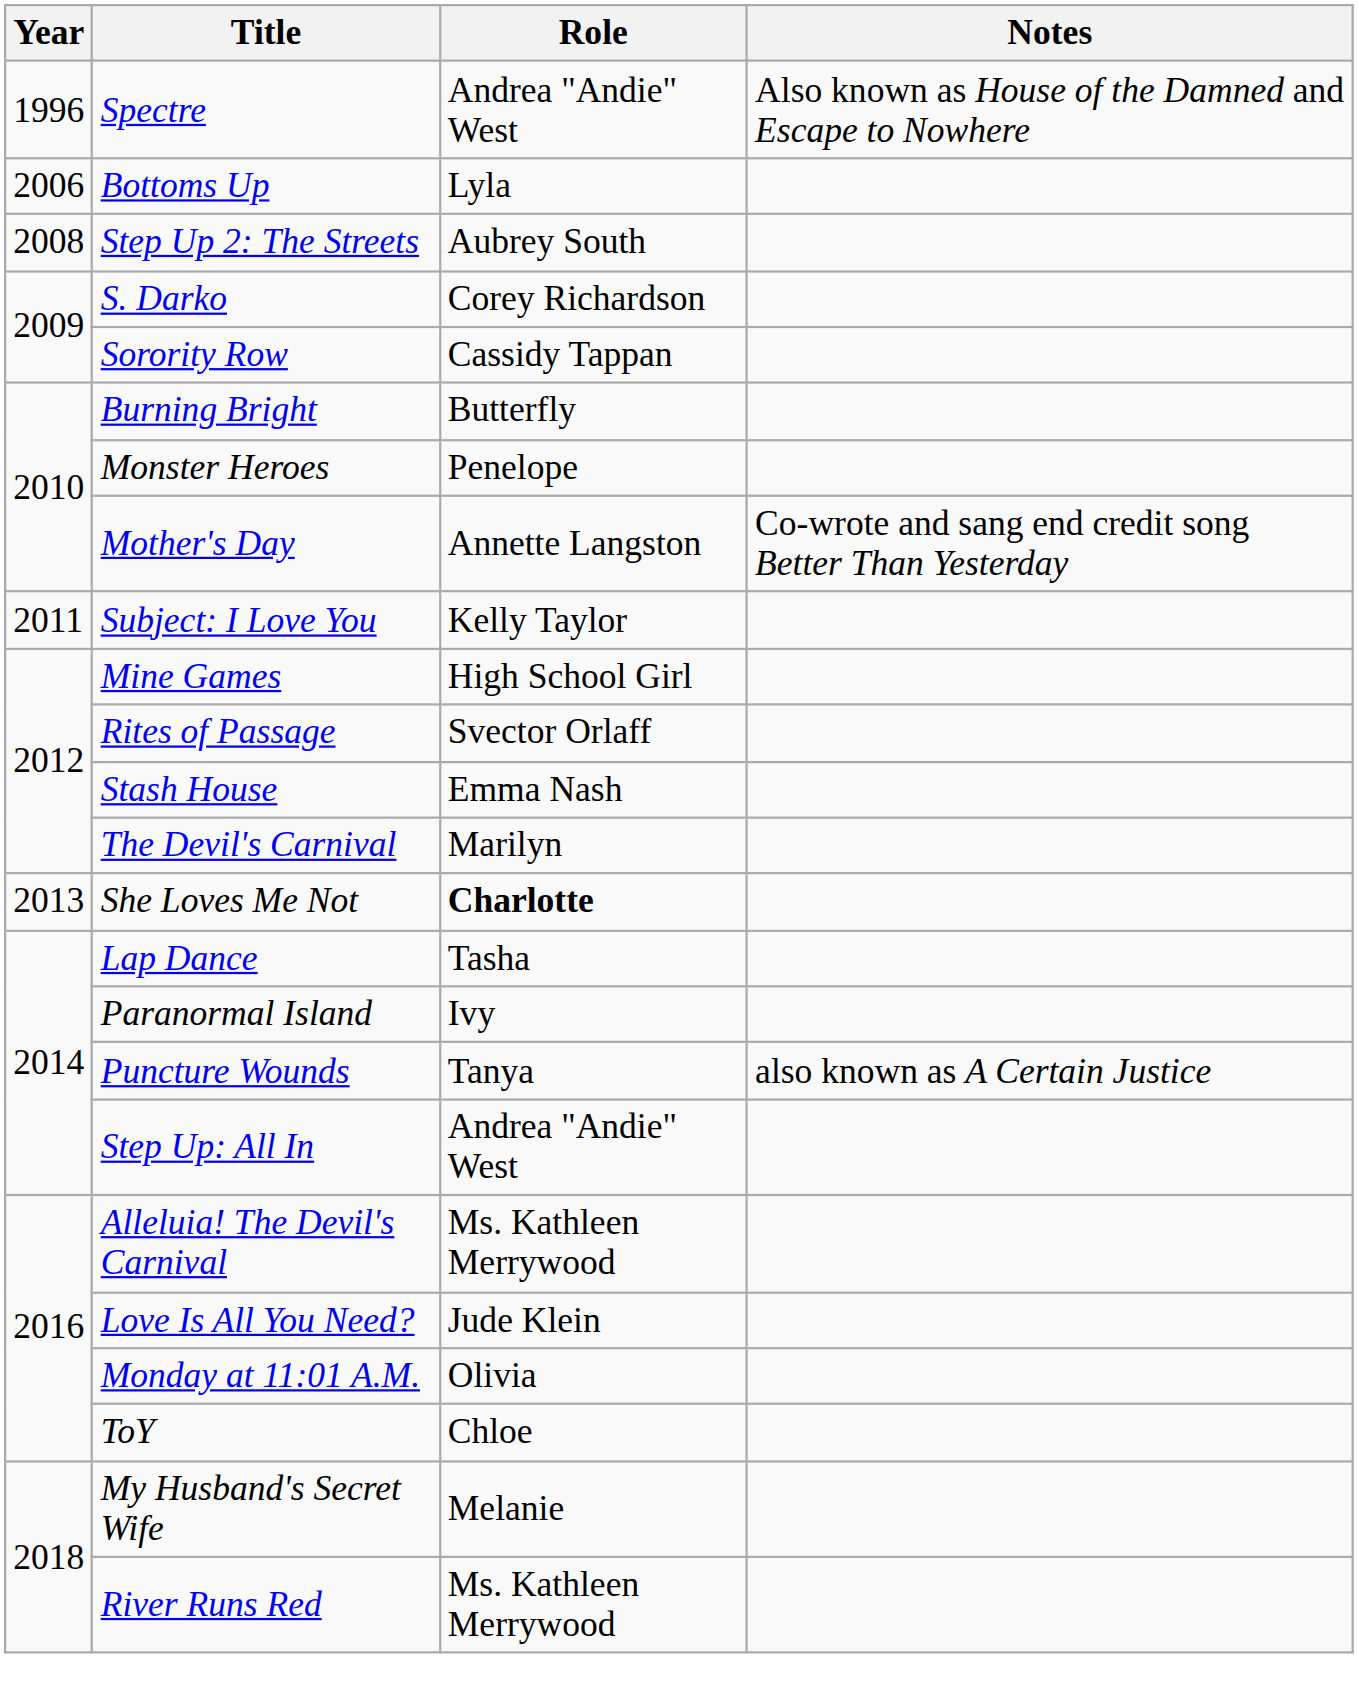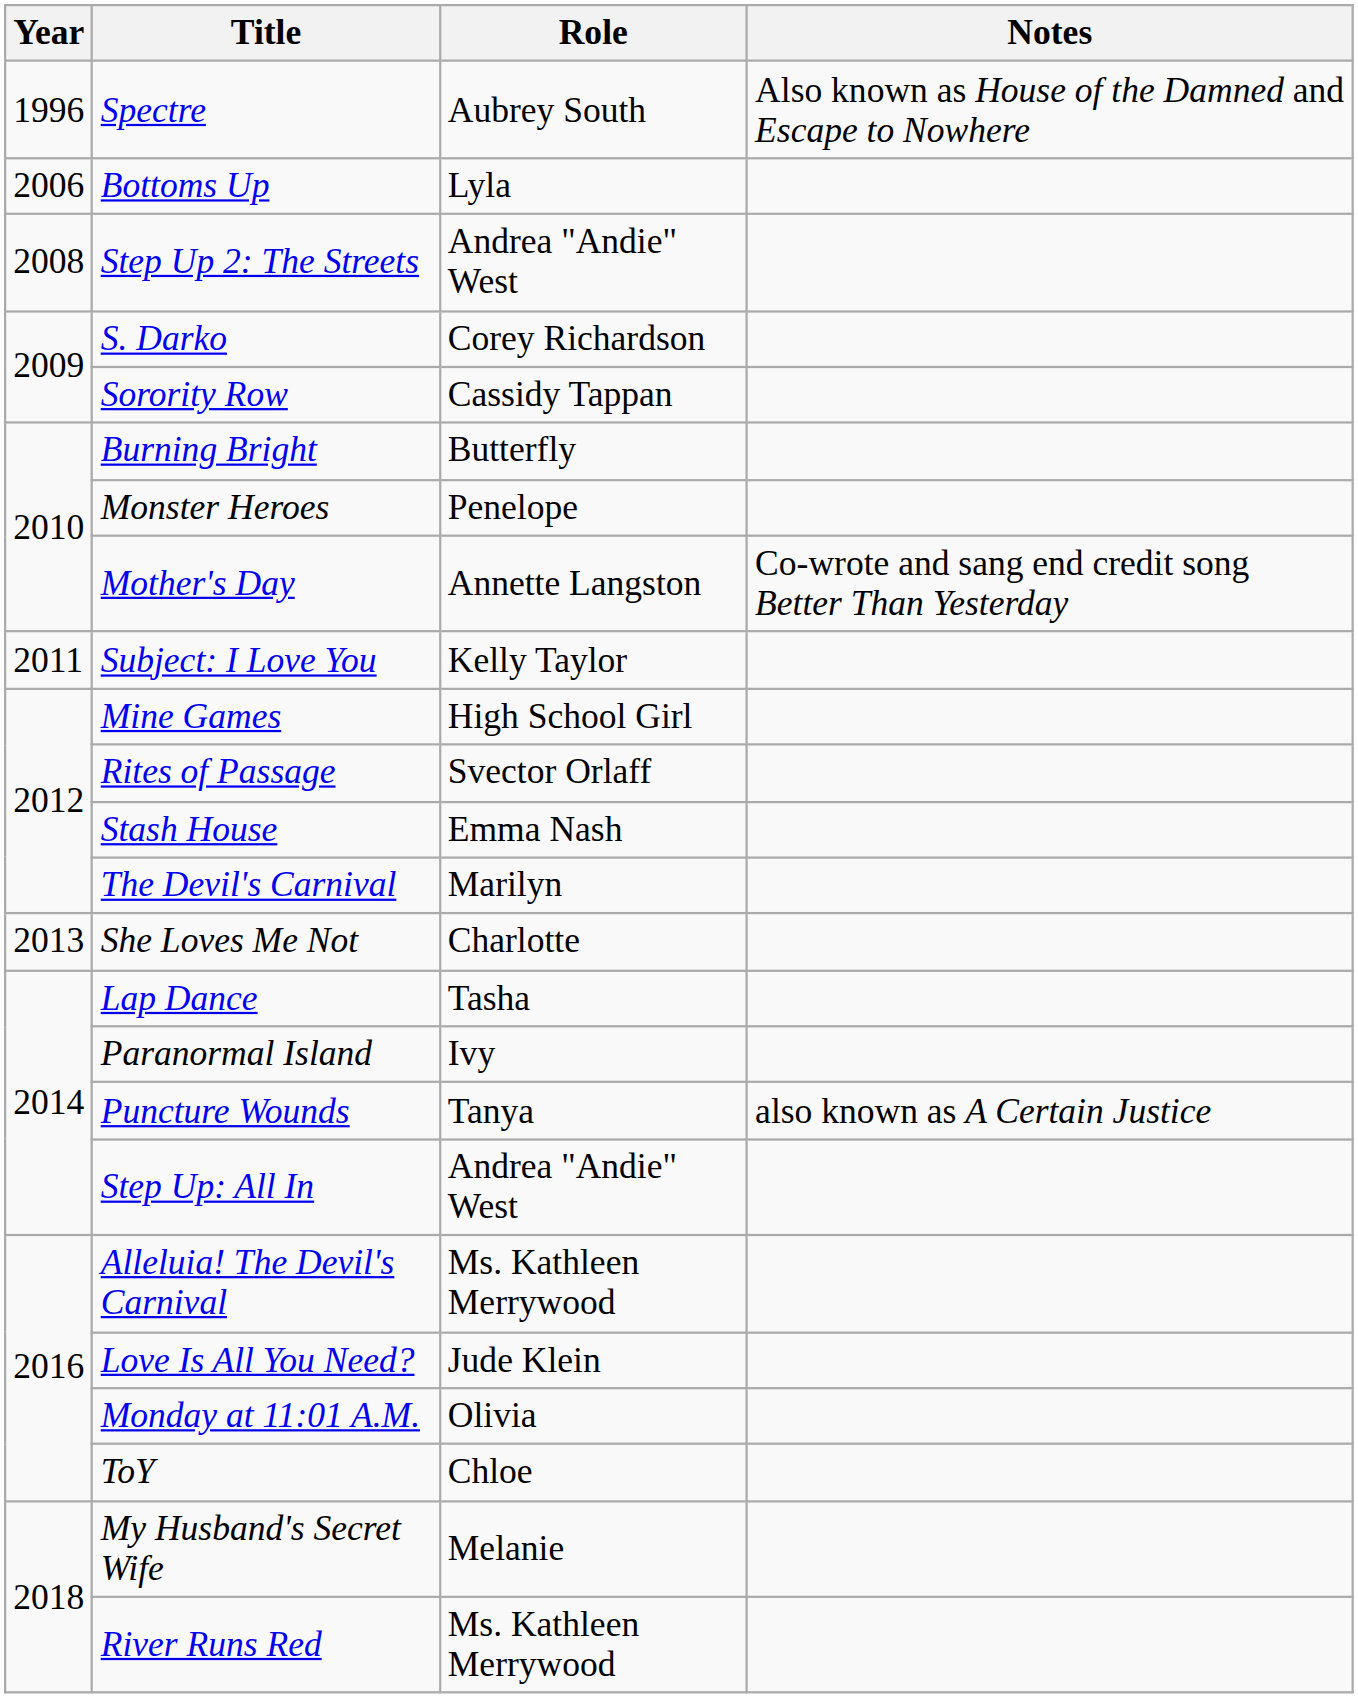(562, 108) Andrea "Andie" West -> (547, 108) Aubrey South
(547, 241) Aubrey South -> (562, 261) Andrea "Andie" West
(521, 901) bold -> (514, 941) normal
